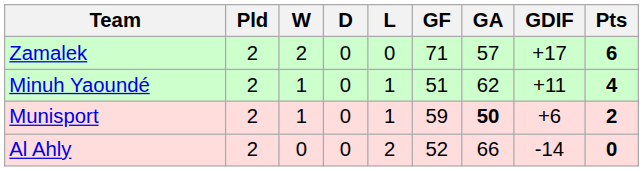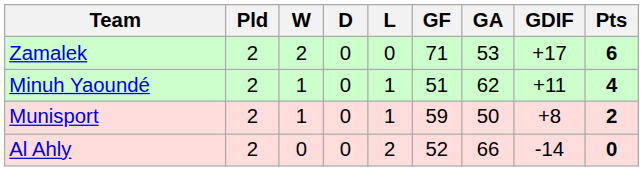(488, 52) 57 -> (488, 52) 53
(488, 117) bold -> (488, 117) normal
(549, 117) +6 -> (549, 117) +8
